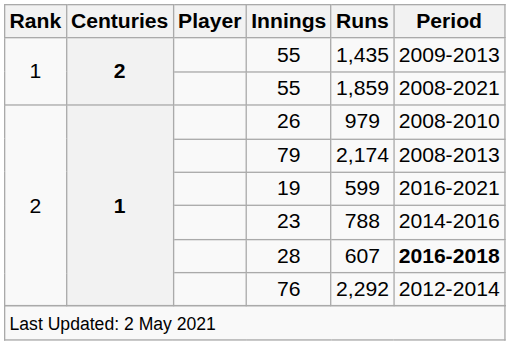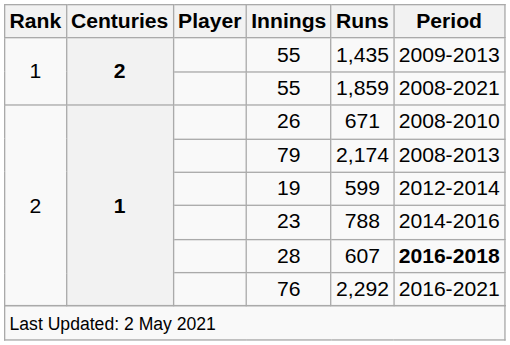(362, 121) 979 -> (362, 121) 671
(449, 188) 2016-2021 -> (449, 188) 2012-2014
(449, 289) 2012-2014 -> (449, 289) 2016-2021
